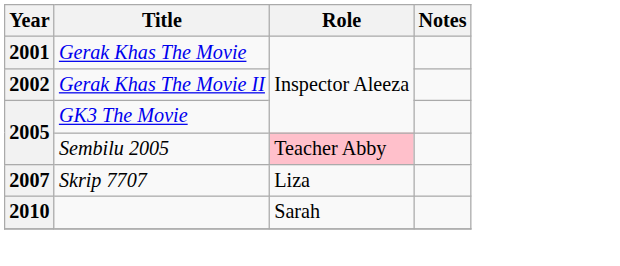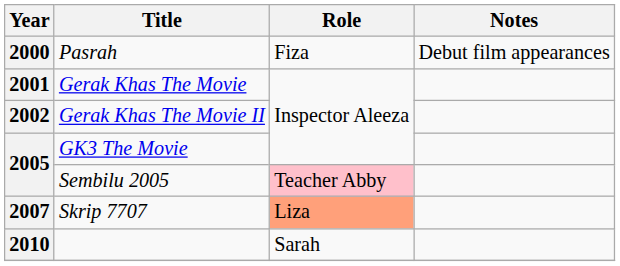+ row: (29, 52)
(292, 180) no background -> (292, 212) lightsalmon background
